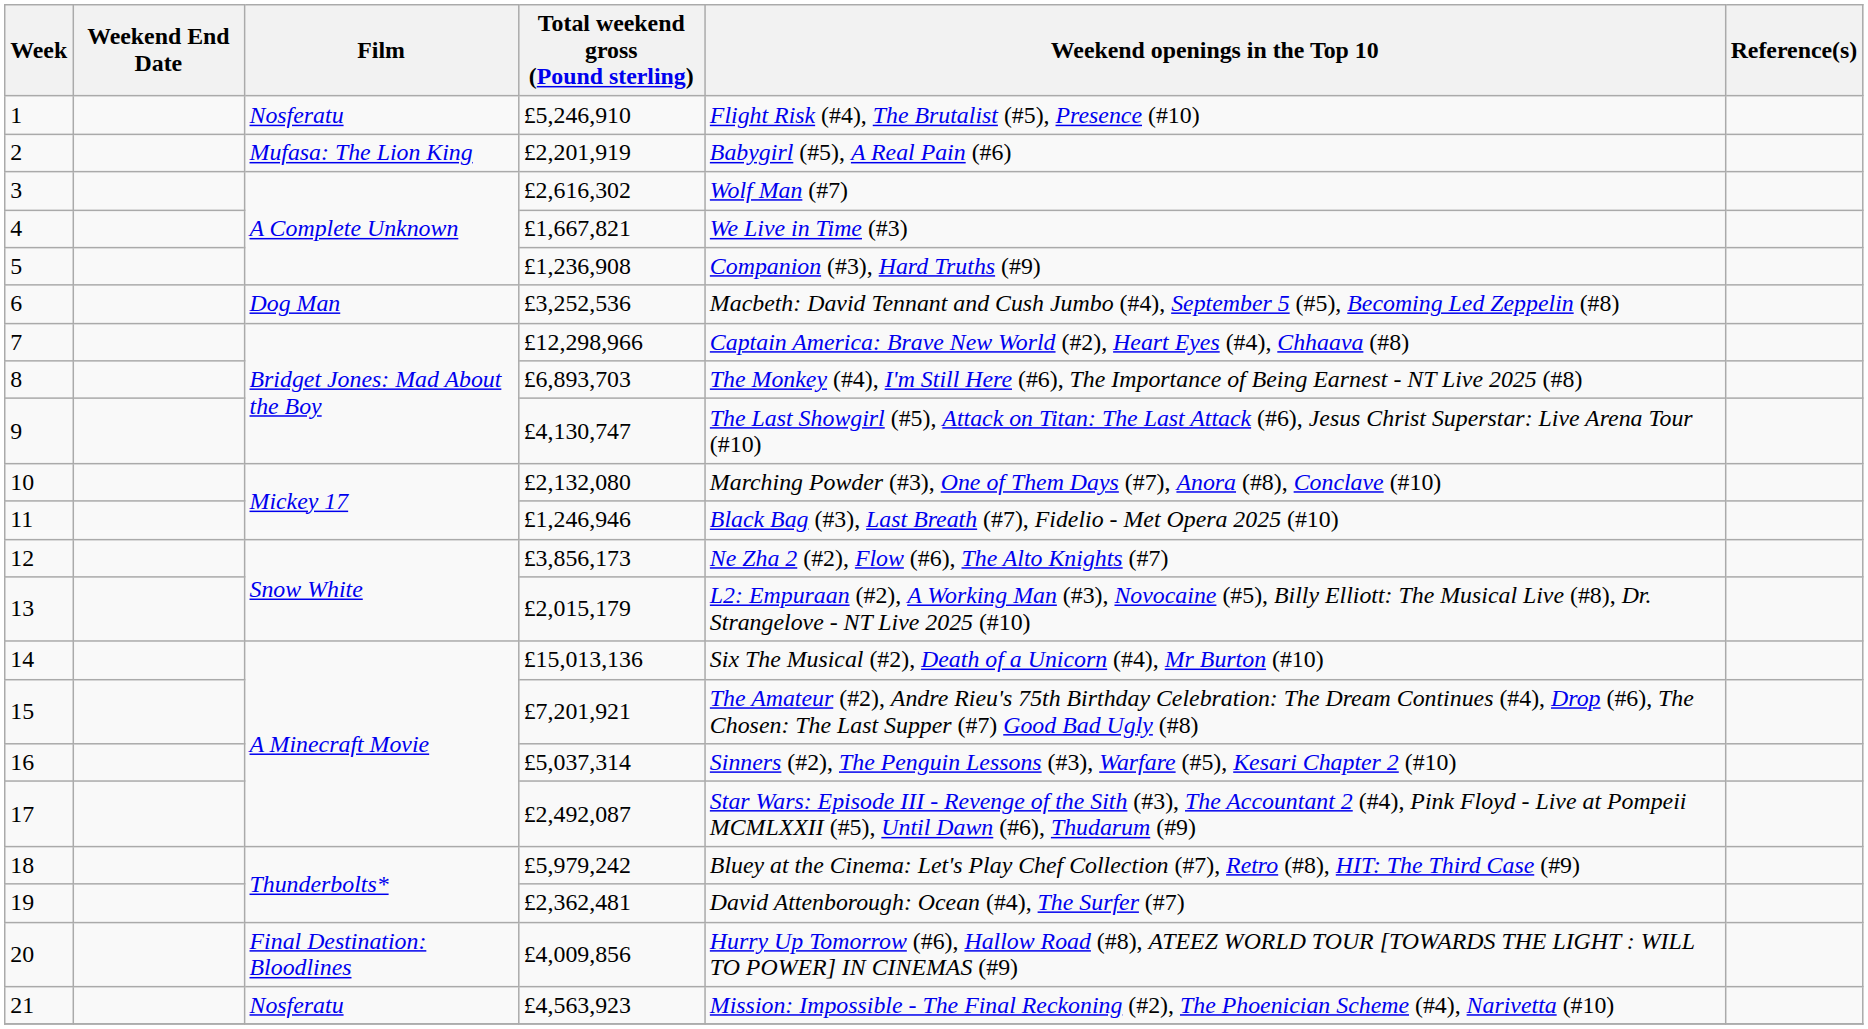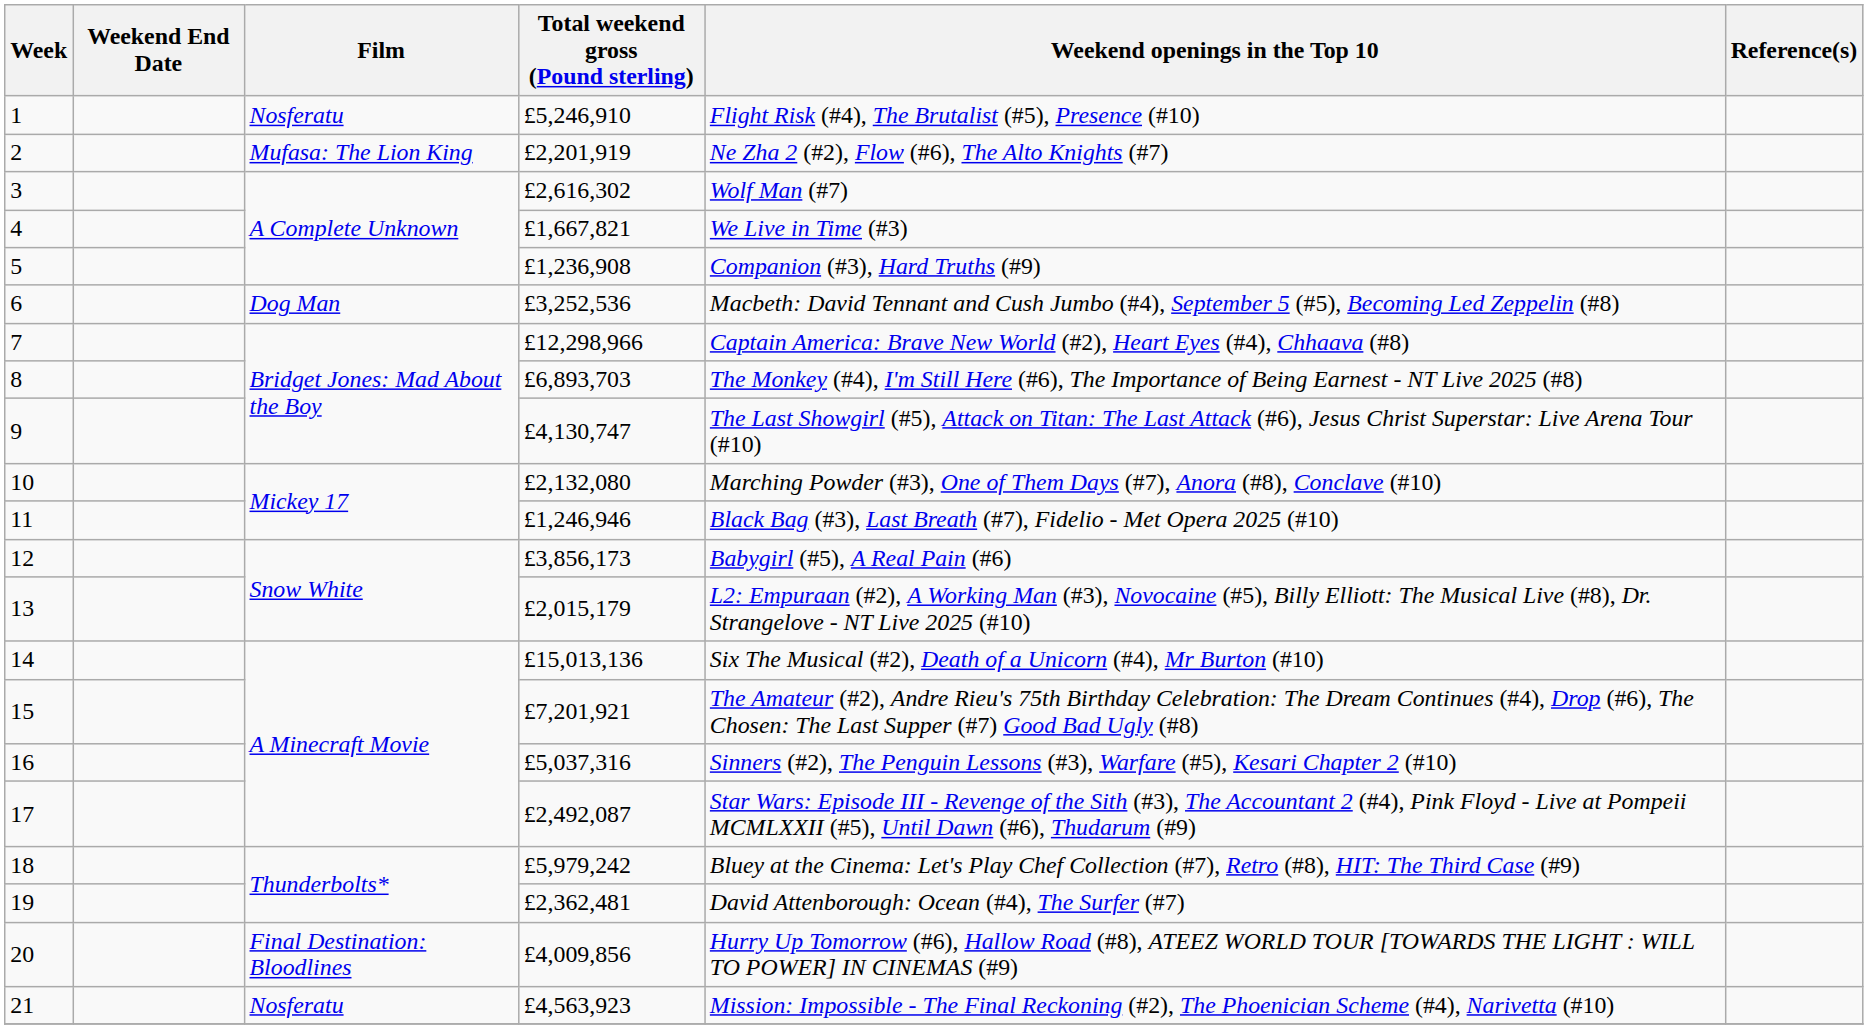(861, 152) Babygirl (#5), A Real Pain (#6) -> (939, 152) Ne Zha 2 (#2), Flow (#6), The Alto Knights (#7)
(939, 557) Ne Zha 2 (#2), Flow (#6), The Alto Knights (#7) -> (861, 557) Babygirl (#5), A Real Pain (#6)
(577, 762) £5,037,314 -> (577, 762) £5,037,316
